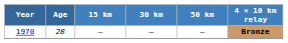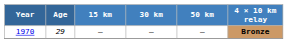(60, 32) 28 -> (60, 32) 29
